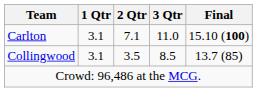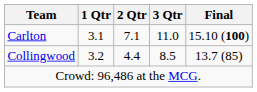(96, 55) 3.1 -> (96, 55) 3.2
(132, 55) 3.5 -> (132, 55) 4.4
